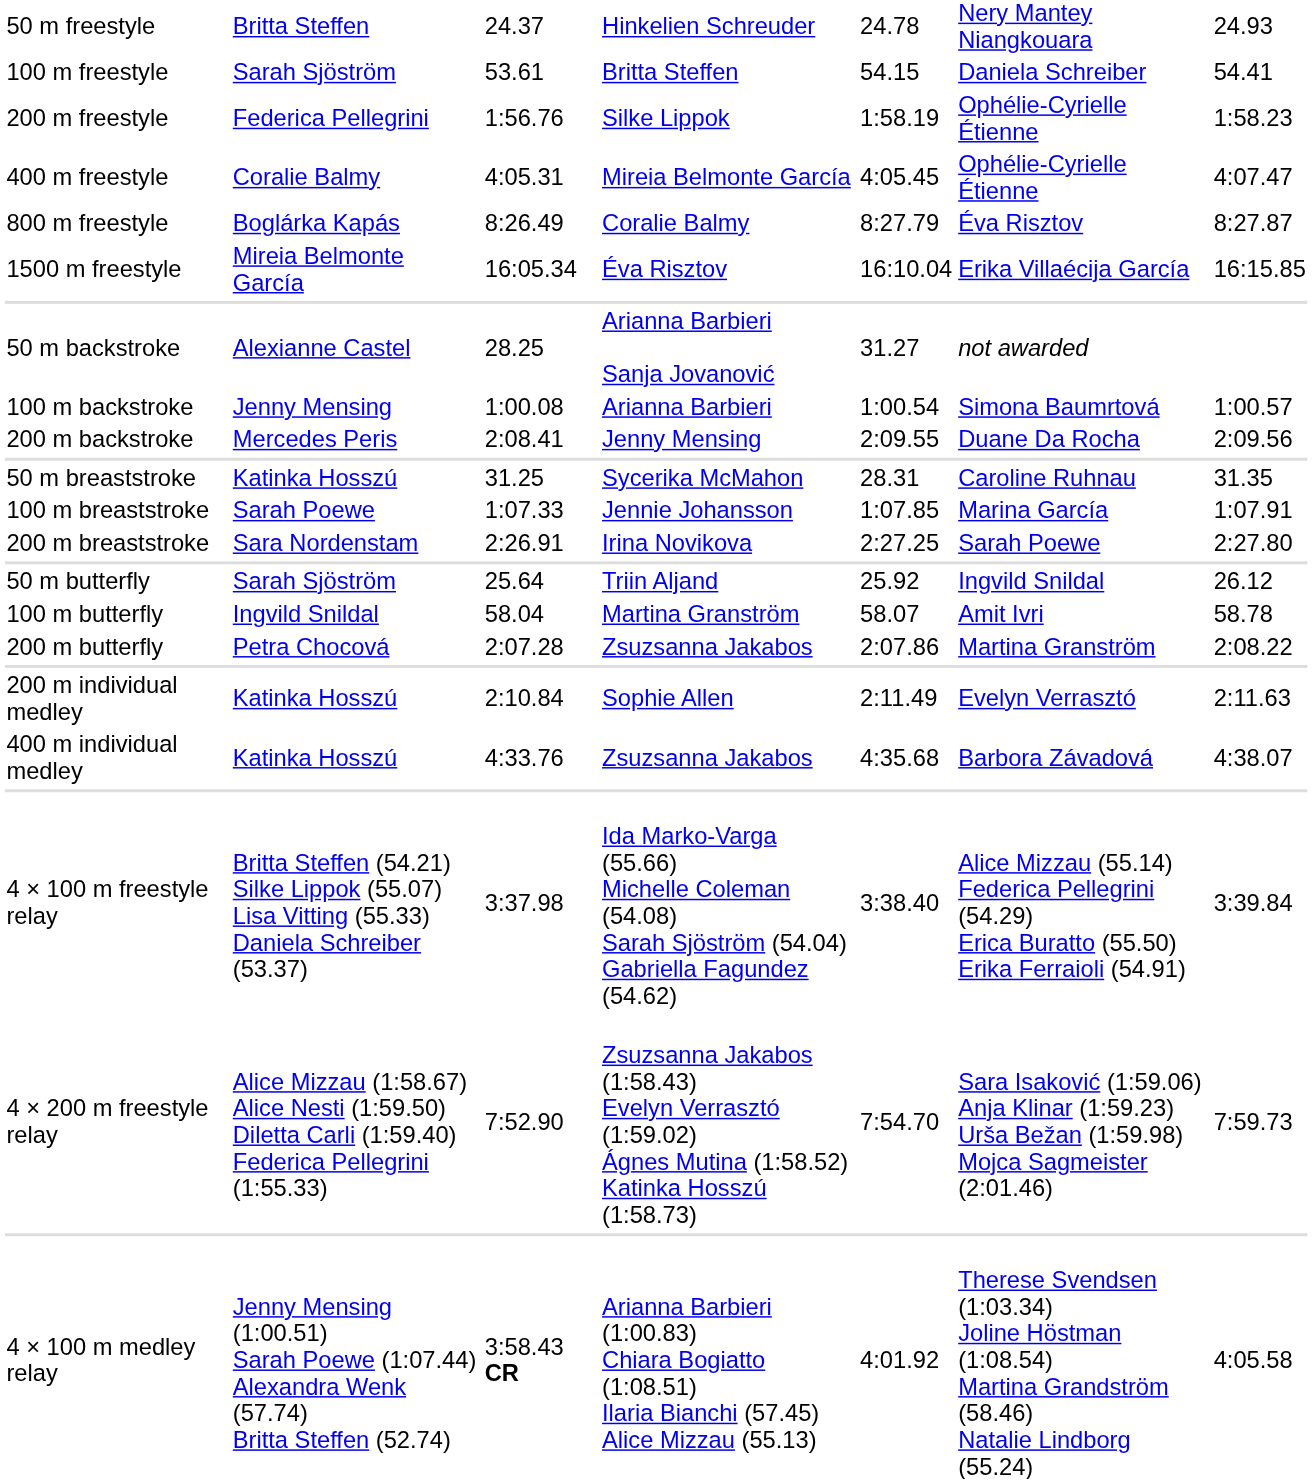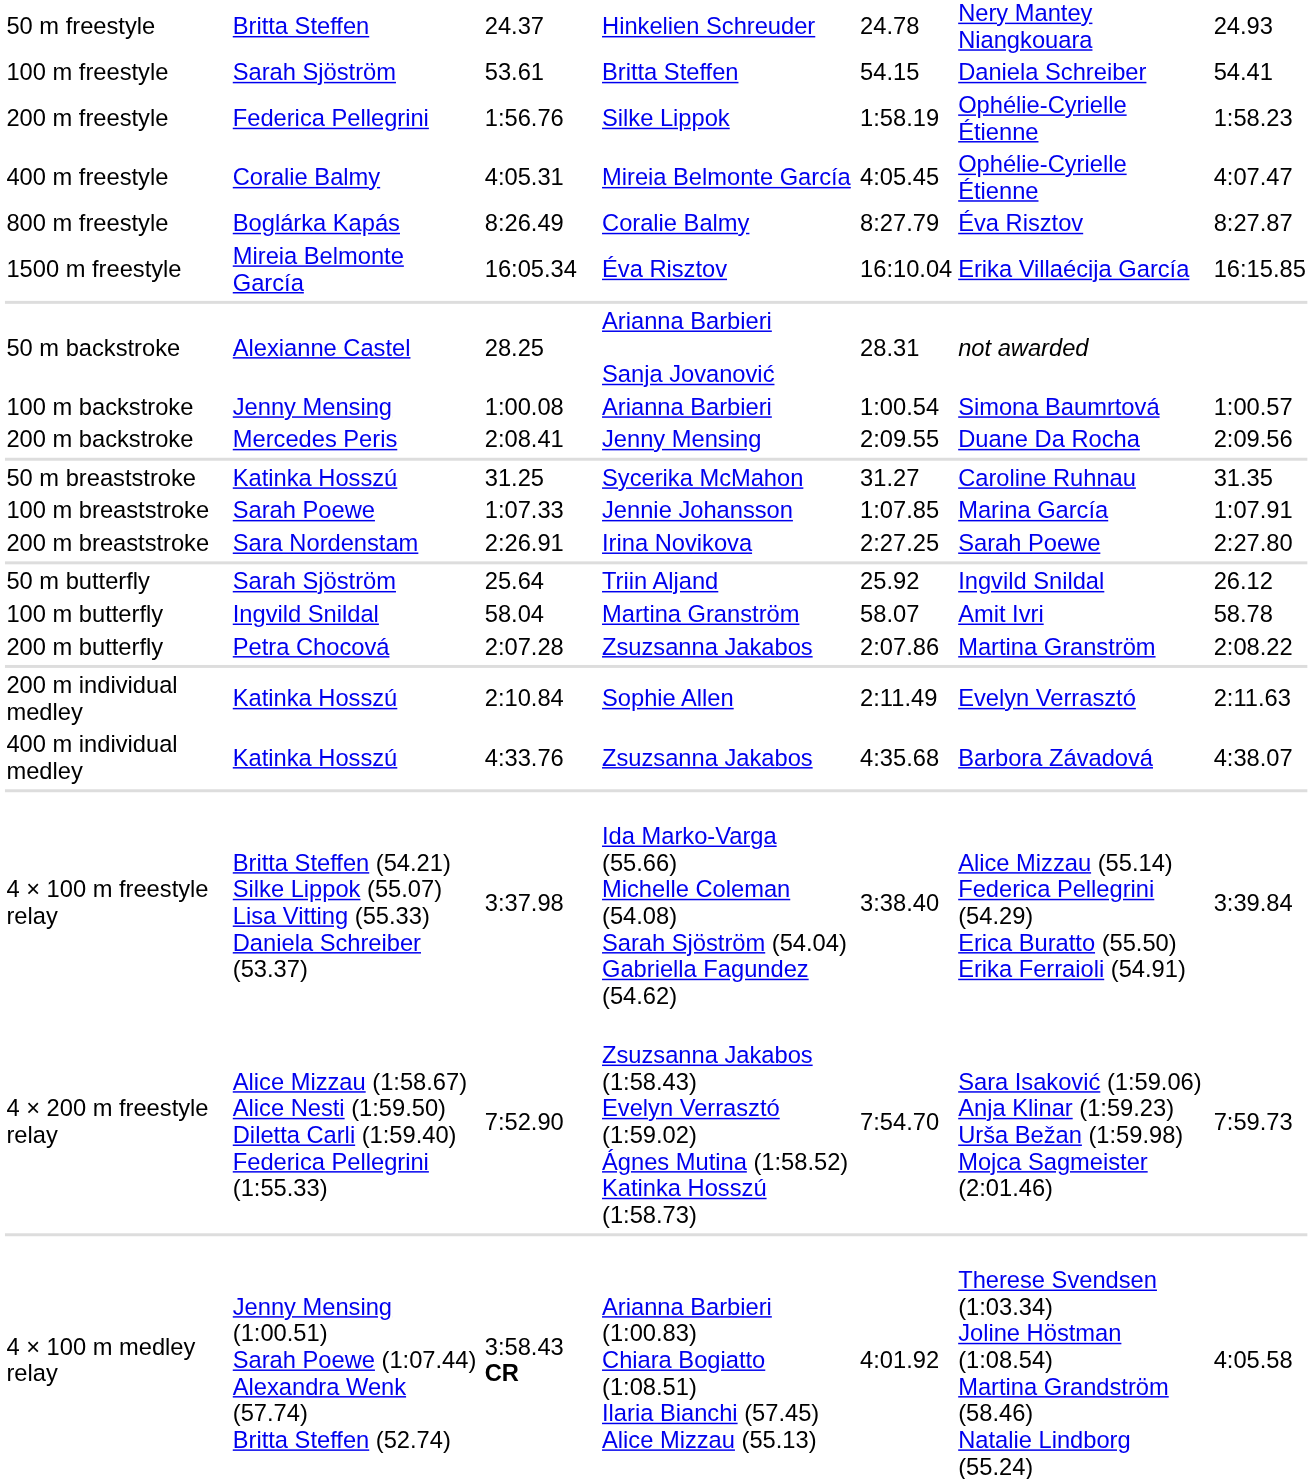(890, 348) 31.27 -> (890, 348) 28.31
(890, 478) 28.31 -> (890, 478) 31.27
